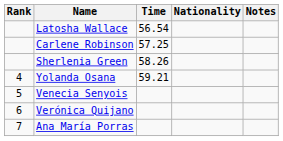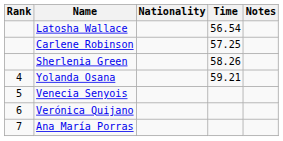columns swapped: (207, 13) <-> (154, 13)
